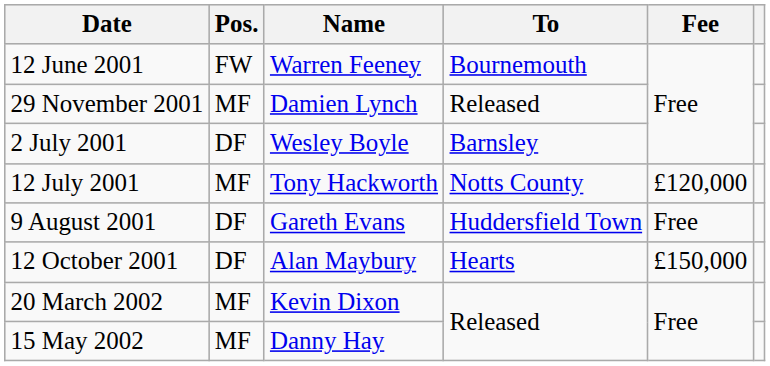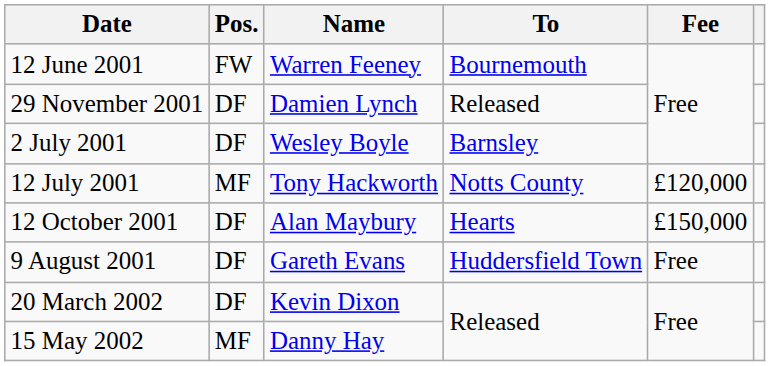(233, 103) MF -> (231, 103) DF
rows swapped: (83, 222) <-> (94, 261)
(233, 301) MF -> (231, 301) DF
